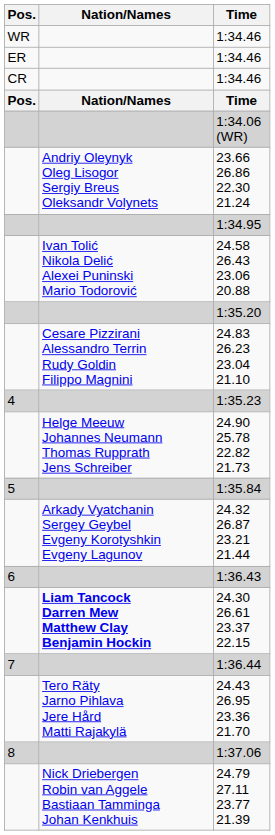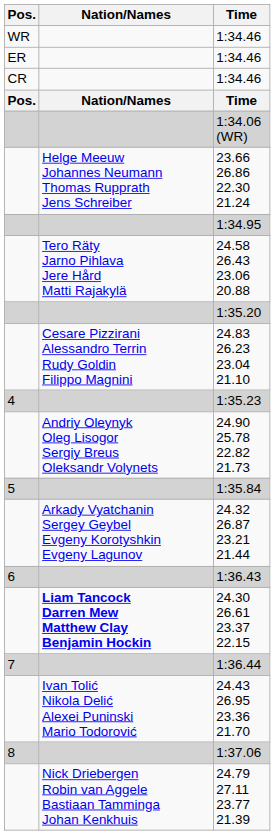(100, 180) Andriy Oleynyk Oleg Lisogor Sergiy Breus Oleksandr Volynets -> (102, 180) Helge Meeuw Johannes Neumann Thomas Rupprath Jens Schreiber
(89, 268) Ivan Tolić Nikola Delić Alexei Puninski Mario Todorović -> (84, 268) Tero Räty Jarno Pihlava Jere Hård Matti Rajakylä
(102, 444) Helge Meeuw Johannes Neumann Thomas Rupprath Jens Schreiber -> (100, 444) Andriy Oleynyk Oleg Lisogor Sergiy Breus Oleksandr Volynets
(84, 708) Tero Räty Jarno Pihlava Jere Hård Matti Rajakylä -> (89, 708) Ivan Tolić Nikola Delić Alexei Puninski Mario Todorović
